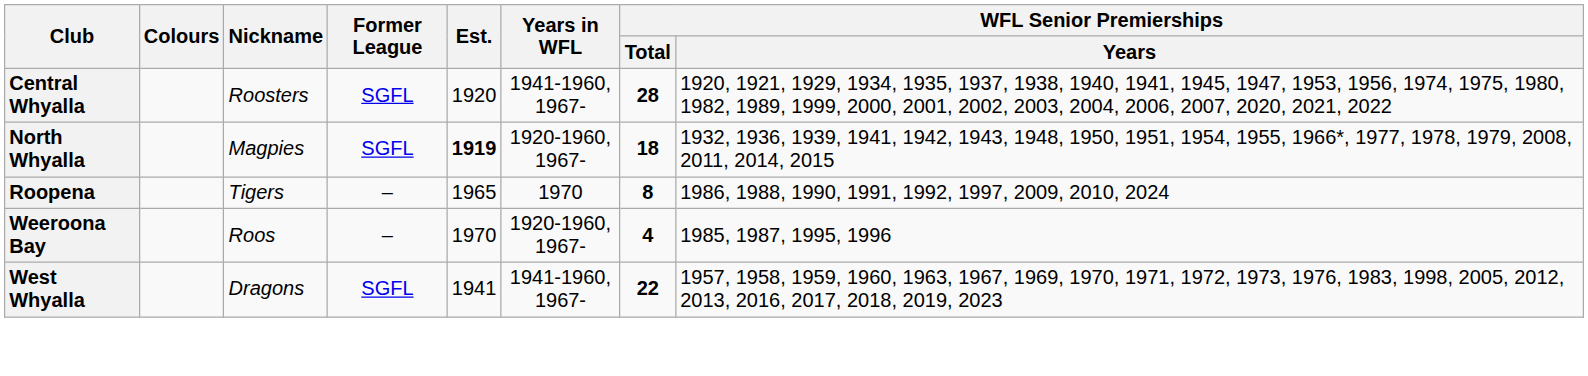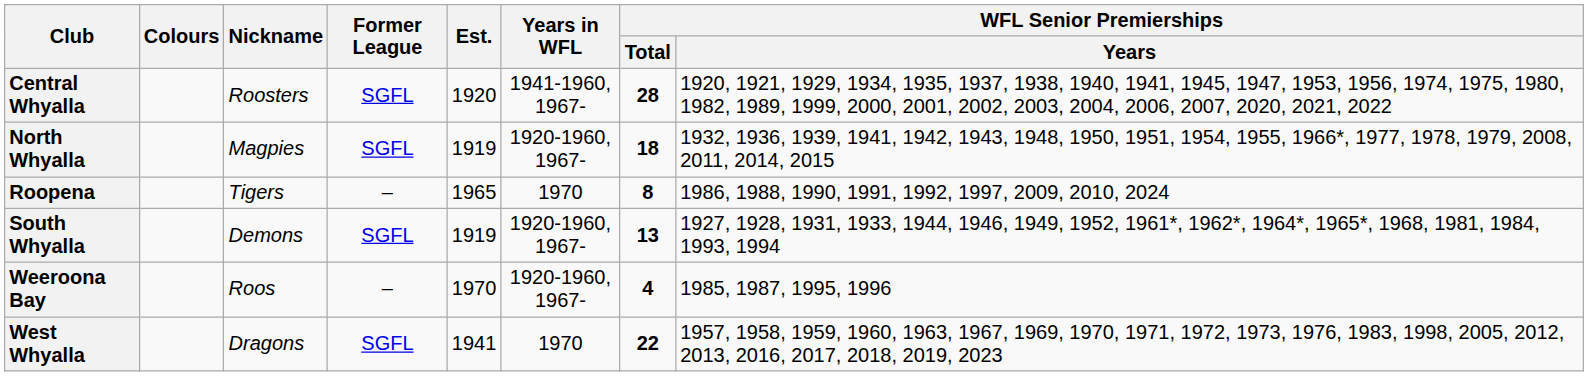(474, 149) bold -> (474, 149) normal
+ row: (47, 235)
(560, 289) 1941-1960, 1967- -> (560, 343) 1970
